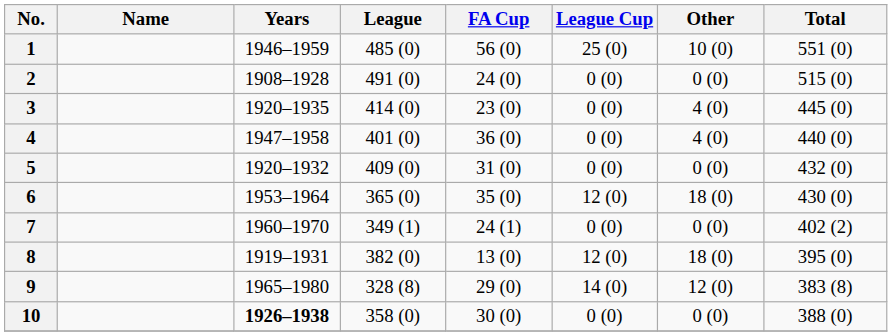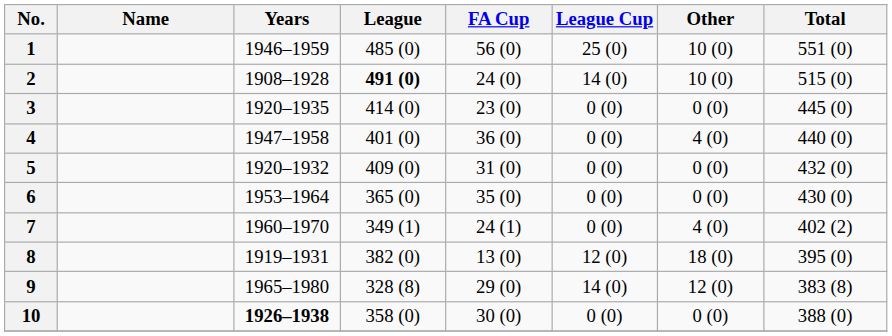(393, 78) normal -> (393, 78) bold
(605, 78) 0 (0) -> (605, 78) 14 (0)
(710, 78) 0 (0) -> (710, 78) 10 (0)
(710, 108) 4 (0) -> (710, 108) 0 (0)
(605, 197) 12 (0) -> (605, 197) 0 (0)
(710, 197) 18 (0) -> (710, 197) 0 (0)
(710, 227) 0 (0) -> (710, 227) 4 (0)
